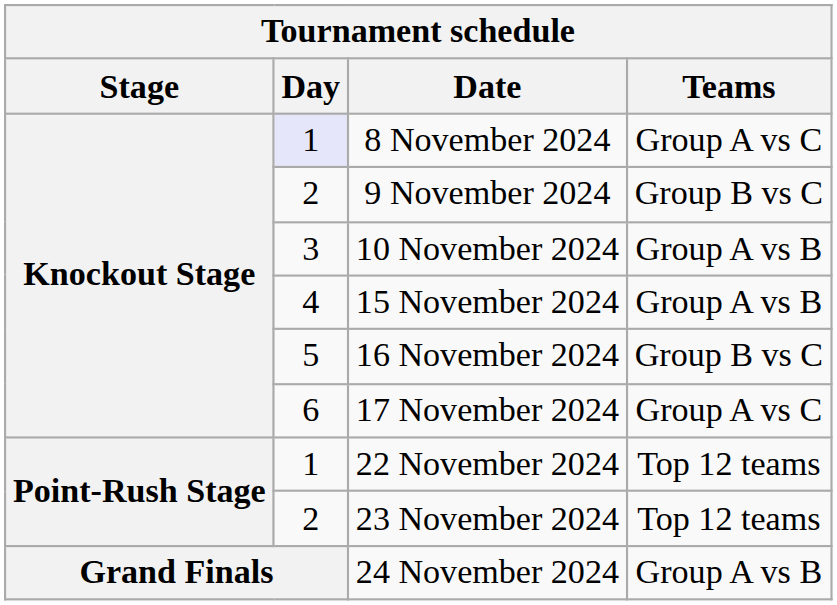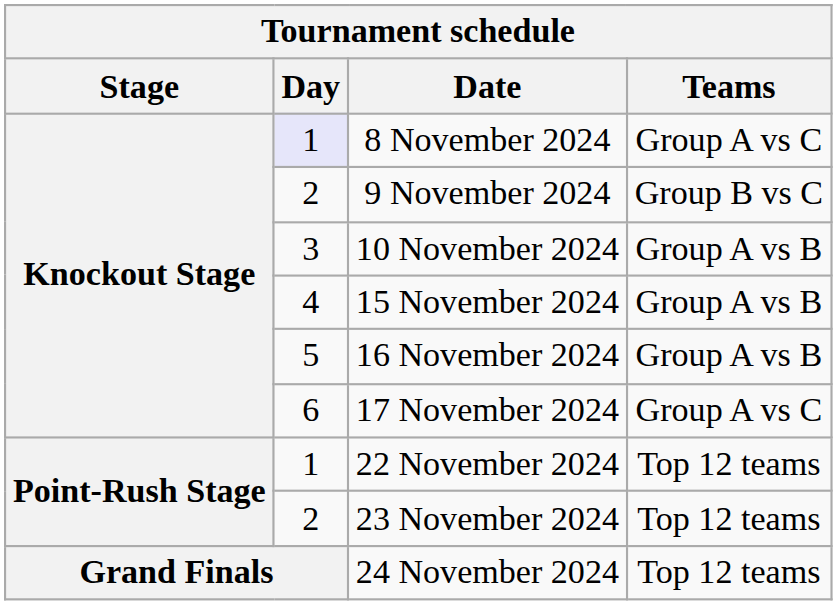(729, 355) Group B vs C -> (729, 355) Group A vs B
(729, 572) Group A vs B -> (729, 572) Top 12 teams
